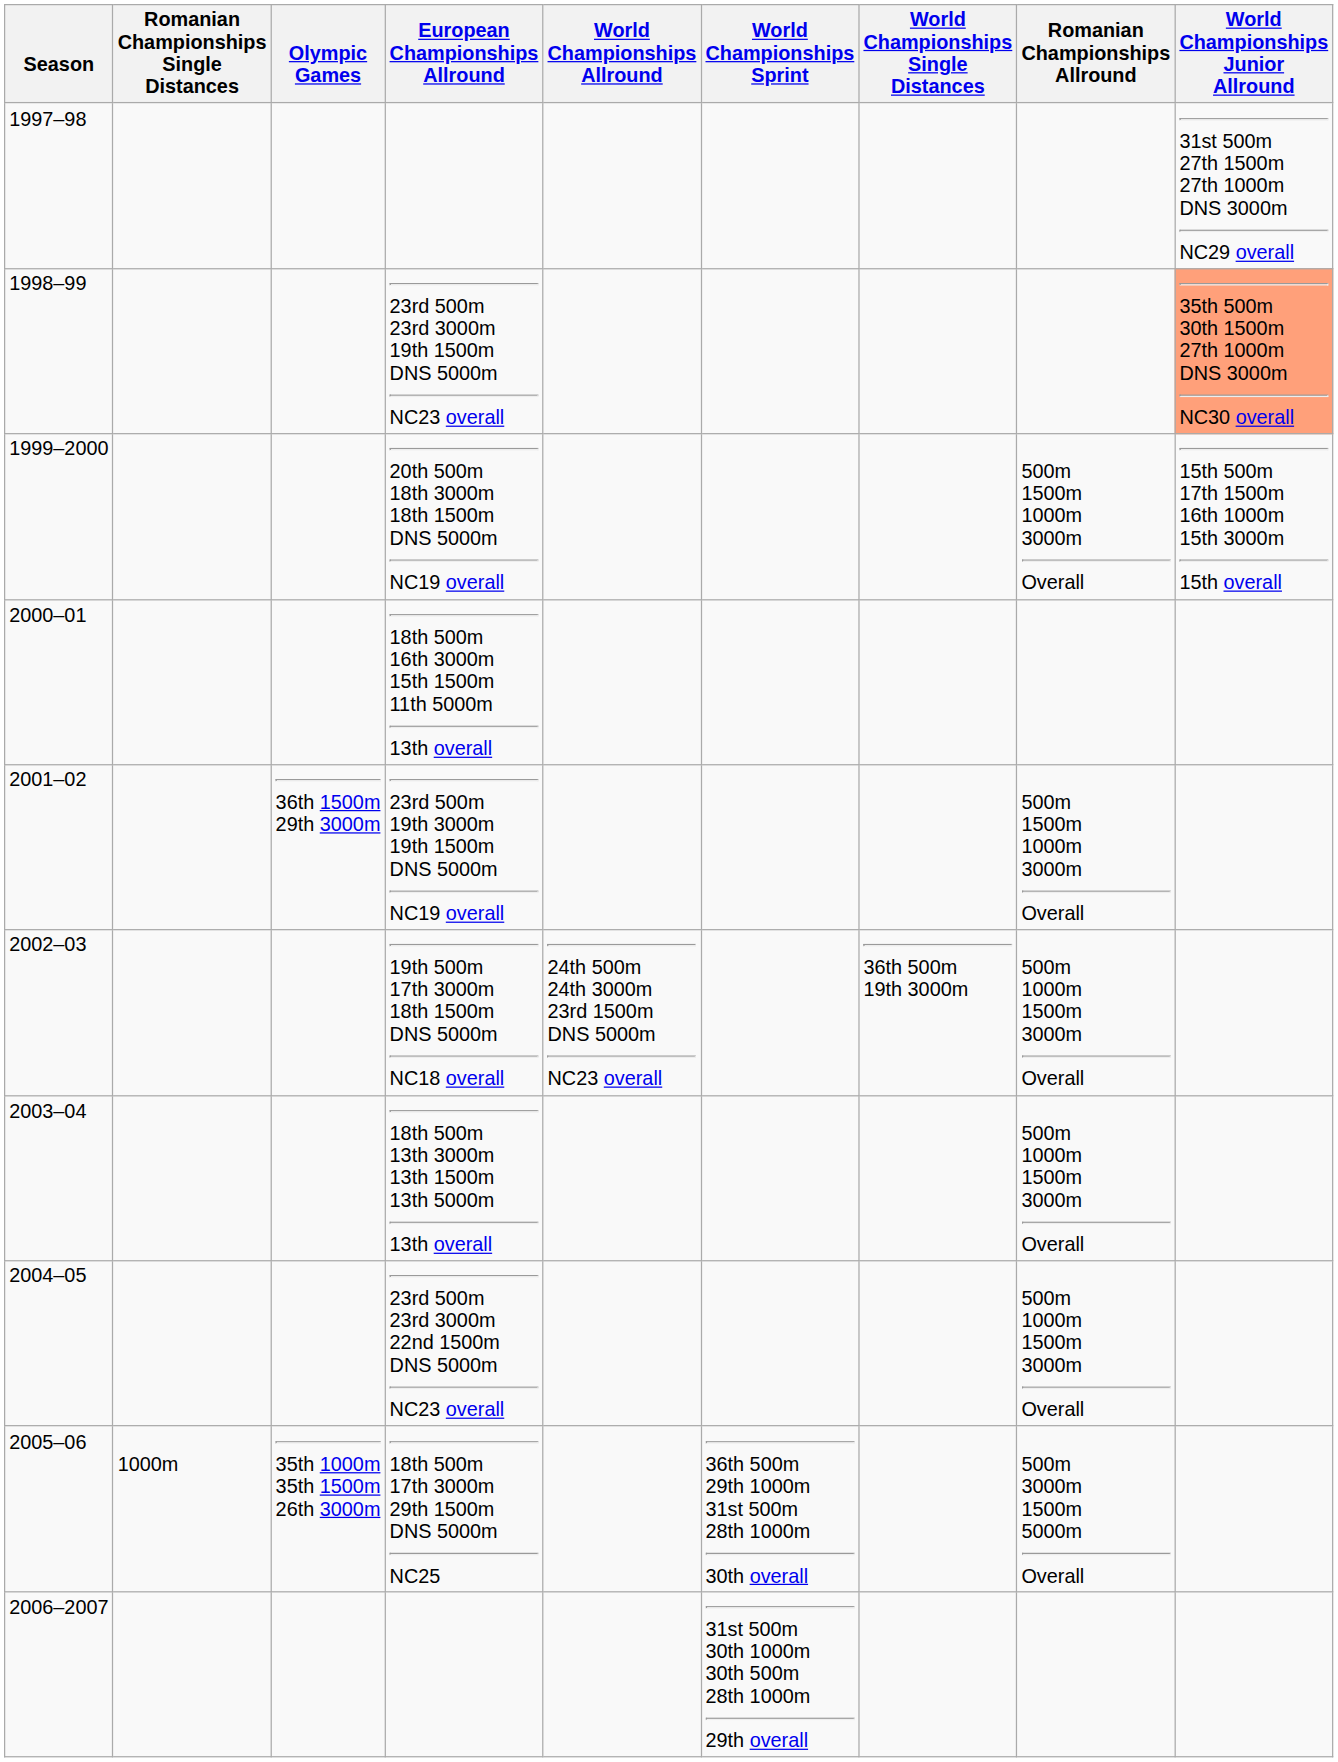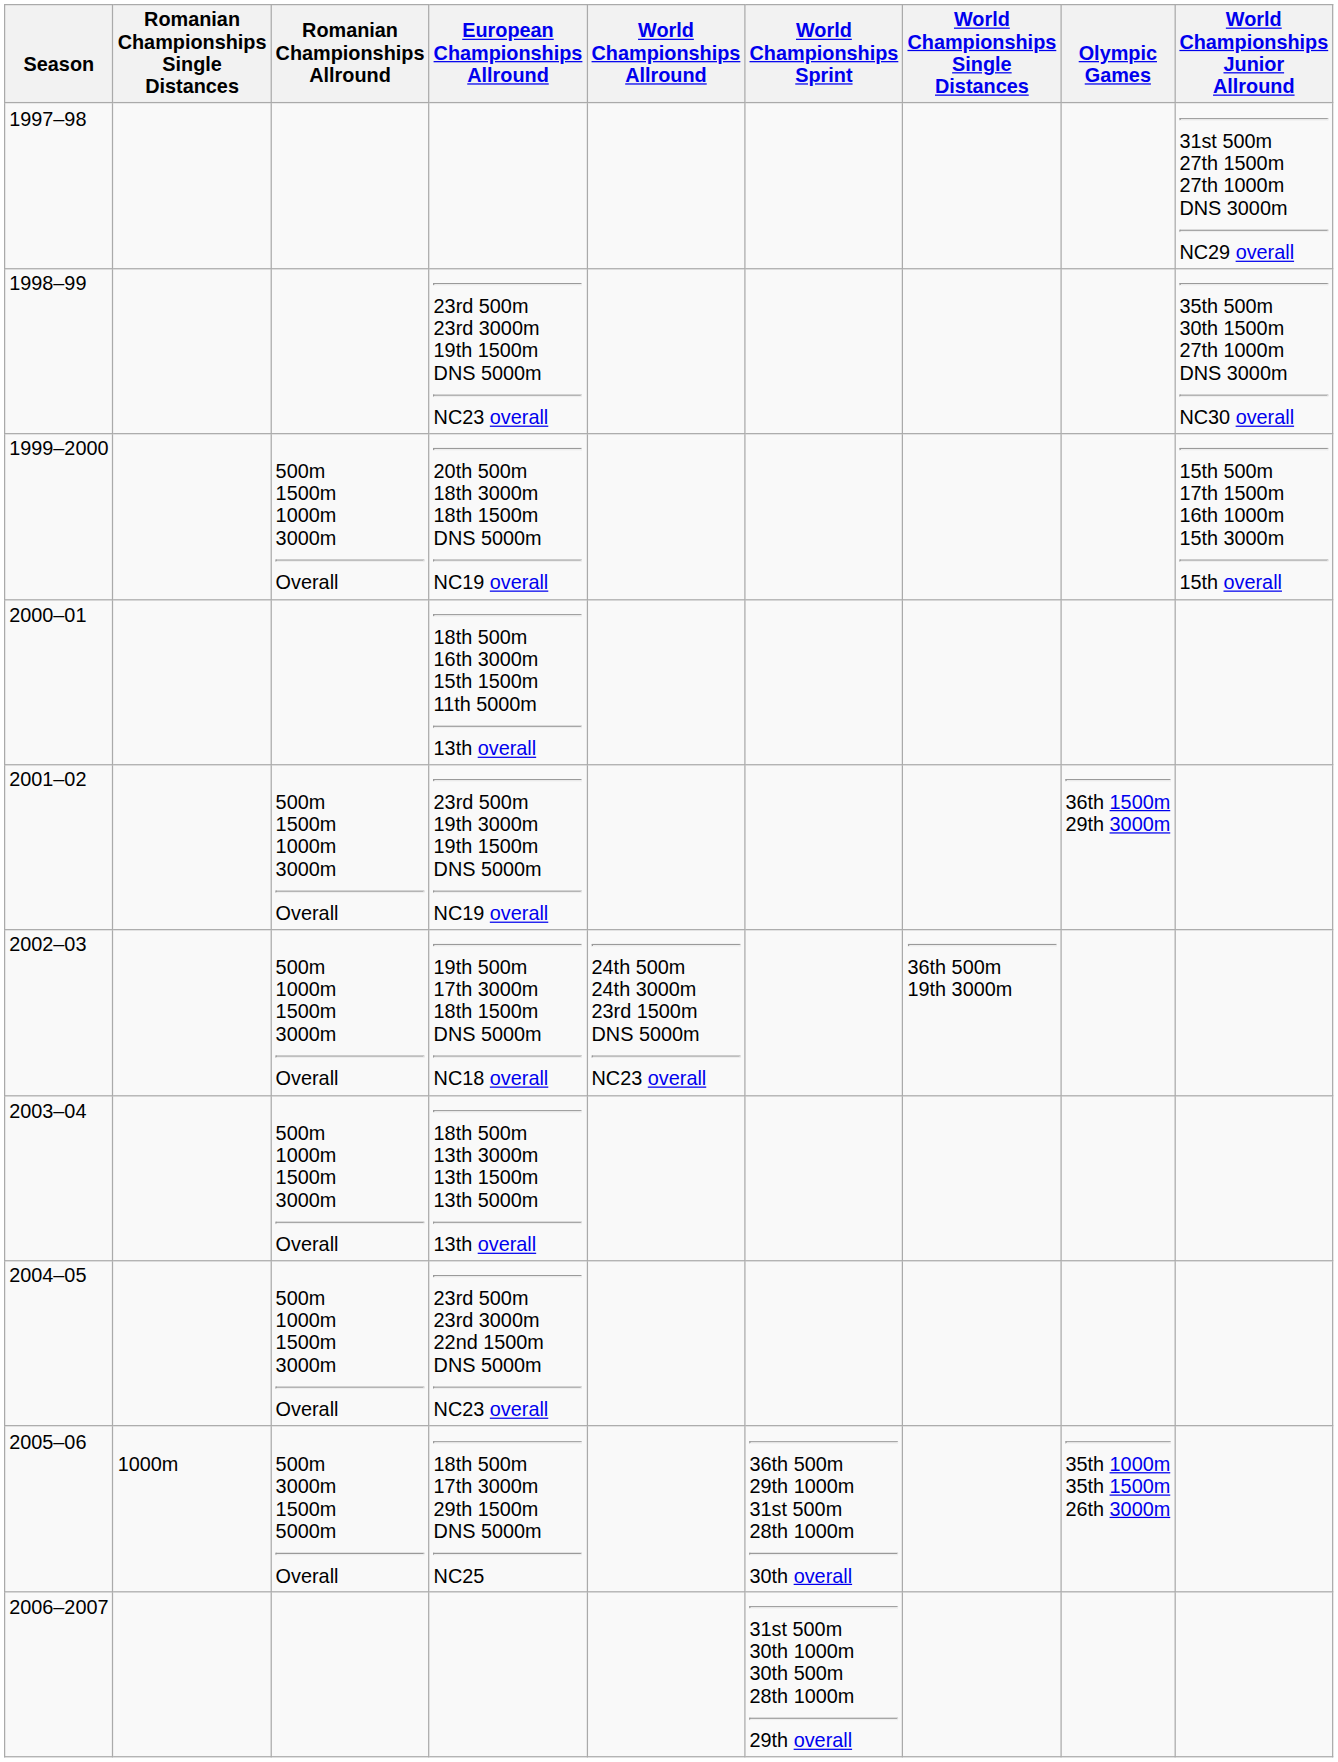columns swapped: (1096, 53) <-> (328, 64)
(1254, 355) lightsalmon background -> (1254, 355) no background
